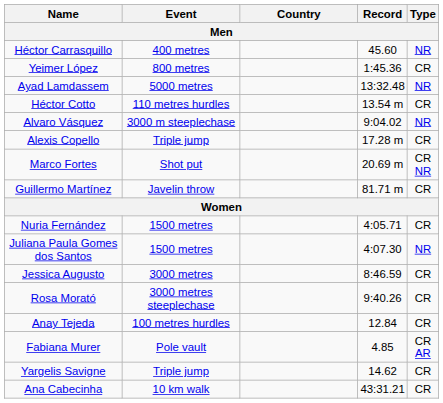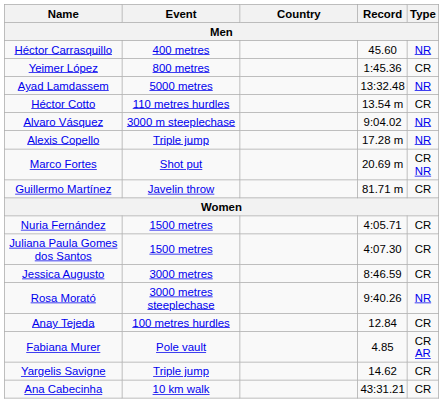(423, 140) CR -> (423, 140) NR
(423, 249) NR -> (423, 249) CR
(423, 298) CR -> (423, 298) NR
